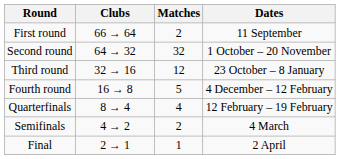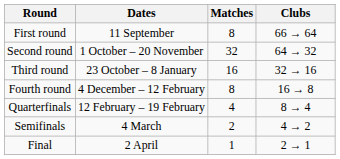columns swapped: (269, 13) <-> (115, 13)
(179, 32) 2 -> (232, 32) 8
(179, 70) 12 -> (232, 70) 16
(179, 88) 5 -> (232, 88) 8
